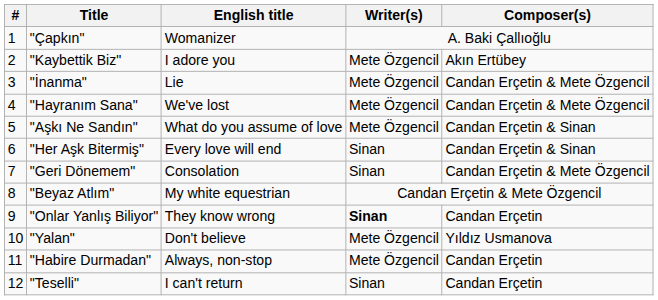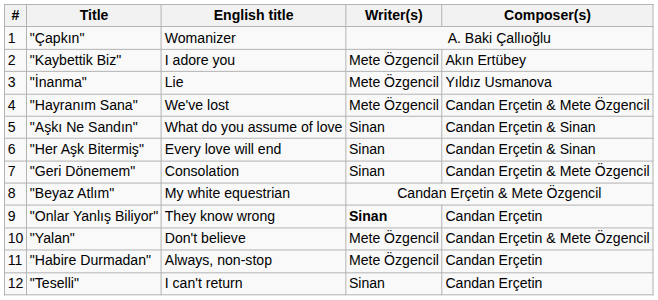(548, 82) Candan Erçetin & Mete Özgencil -> (499, 82) Yıldız Usmanova
(394, 127) Mete Özgencil -> (367, 127) Sinan
(499, 238) Yıldız Usmanova -> (548, 238) Candan Erçetin & Mete Özgencil
